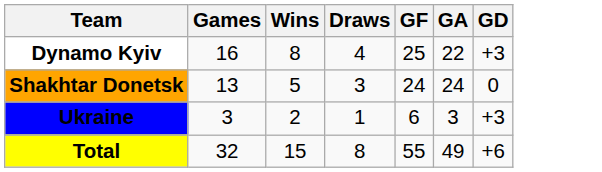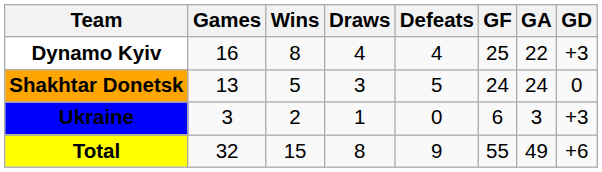+ column: (437, 20)
